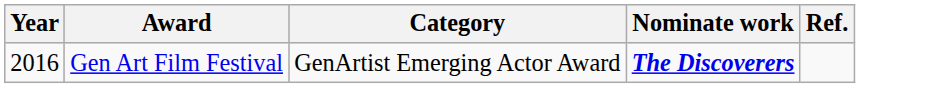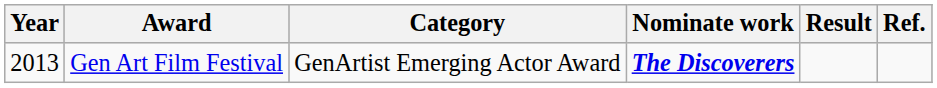+ column: (839, 23)
(35, 62) 2016 -> (35, 62) 2013
